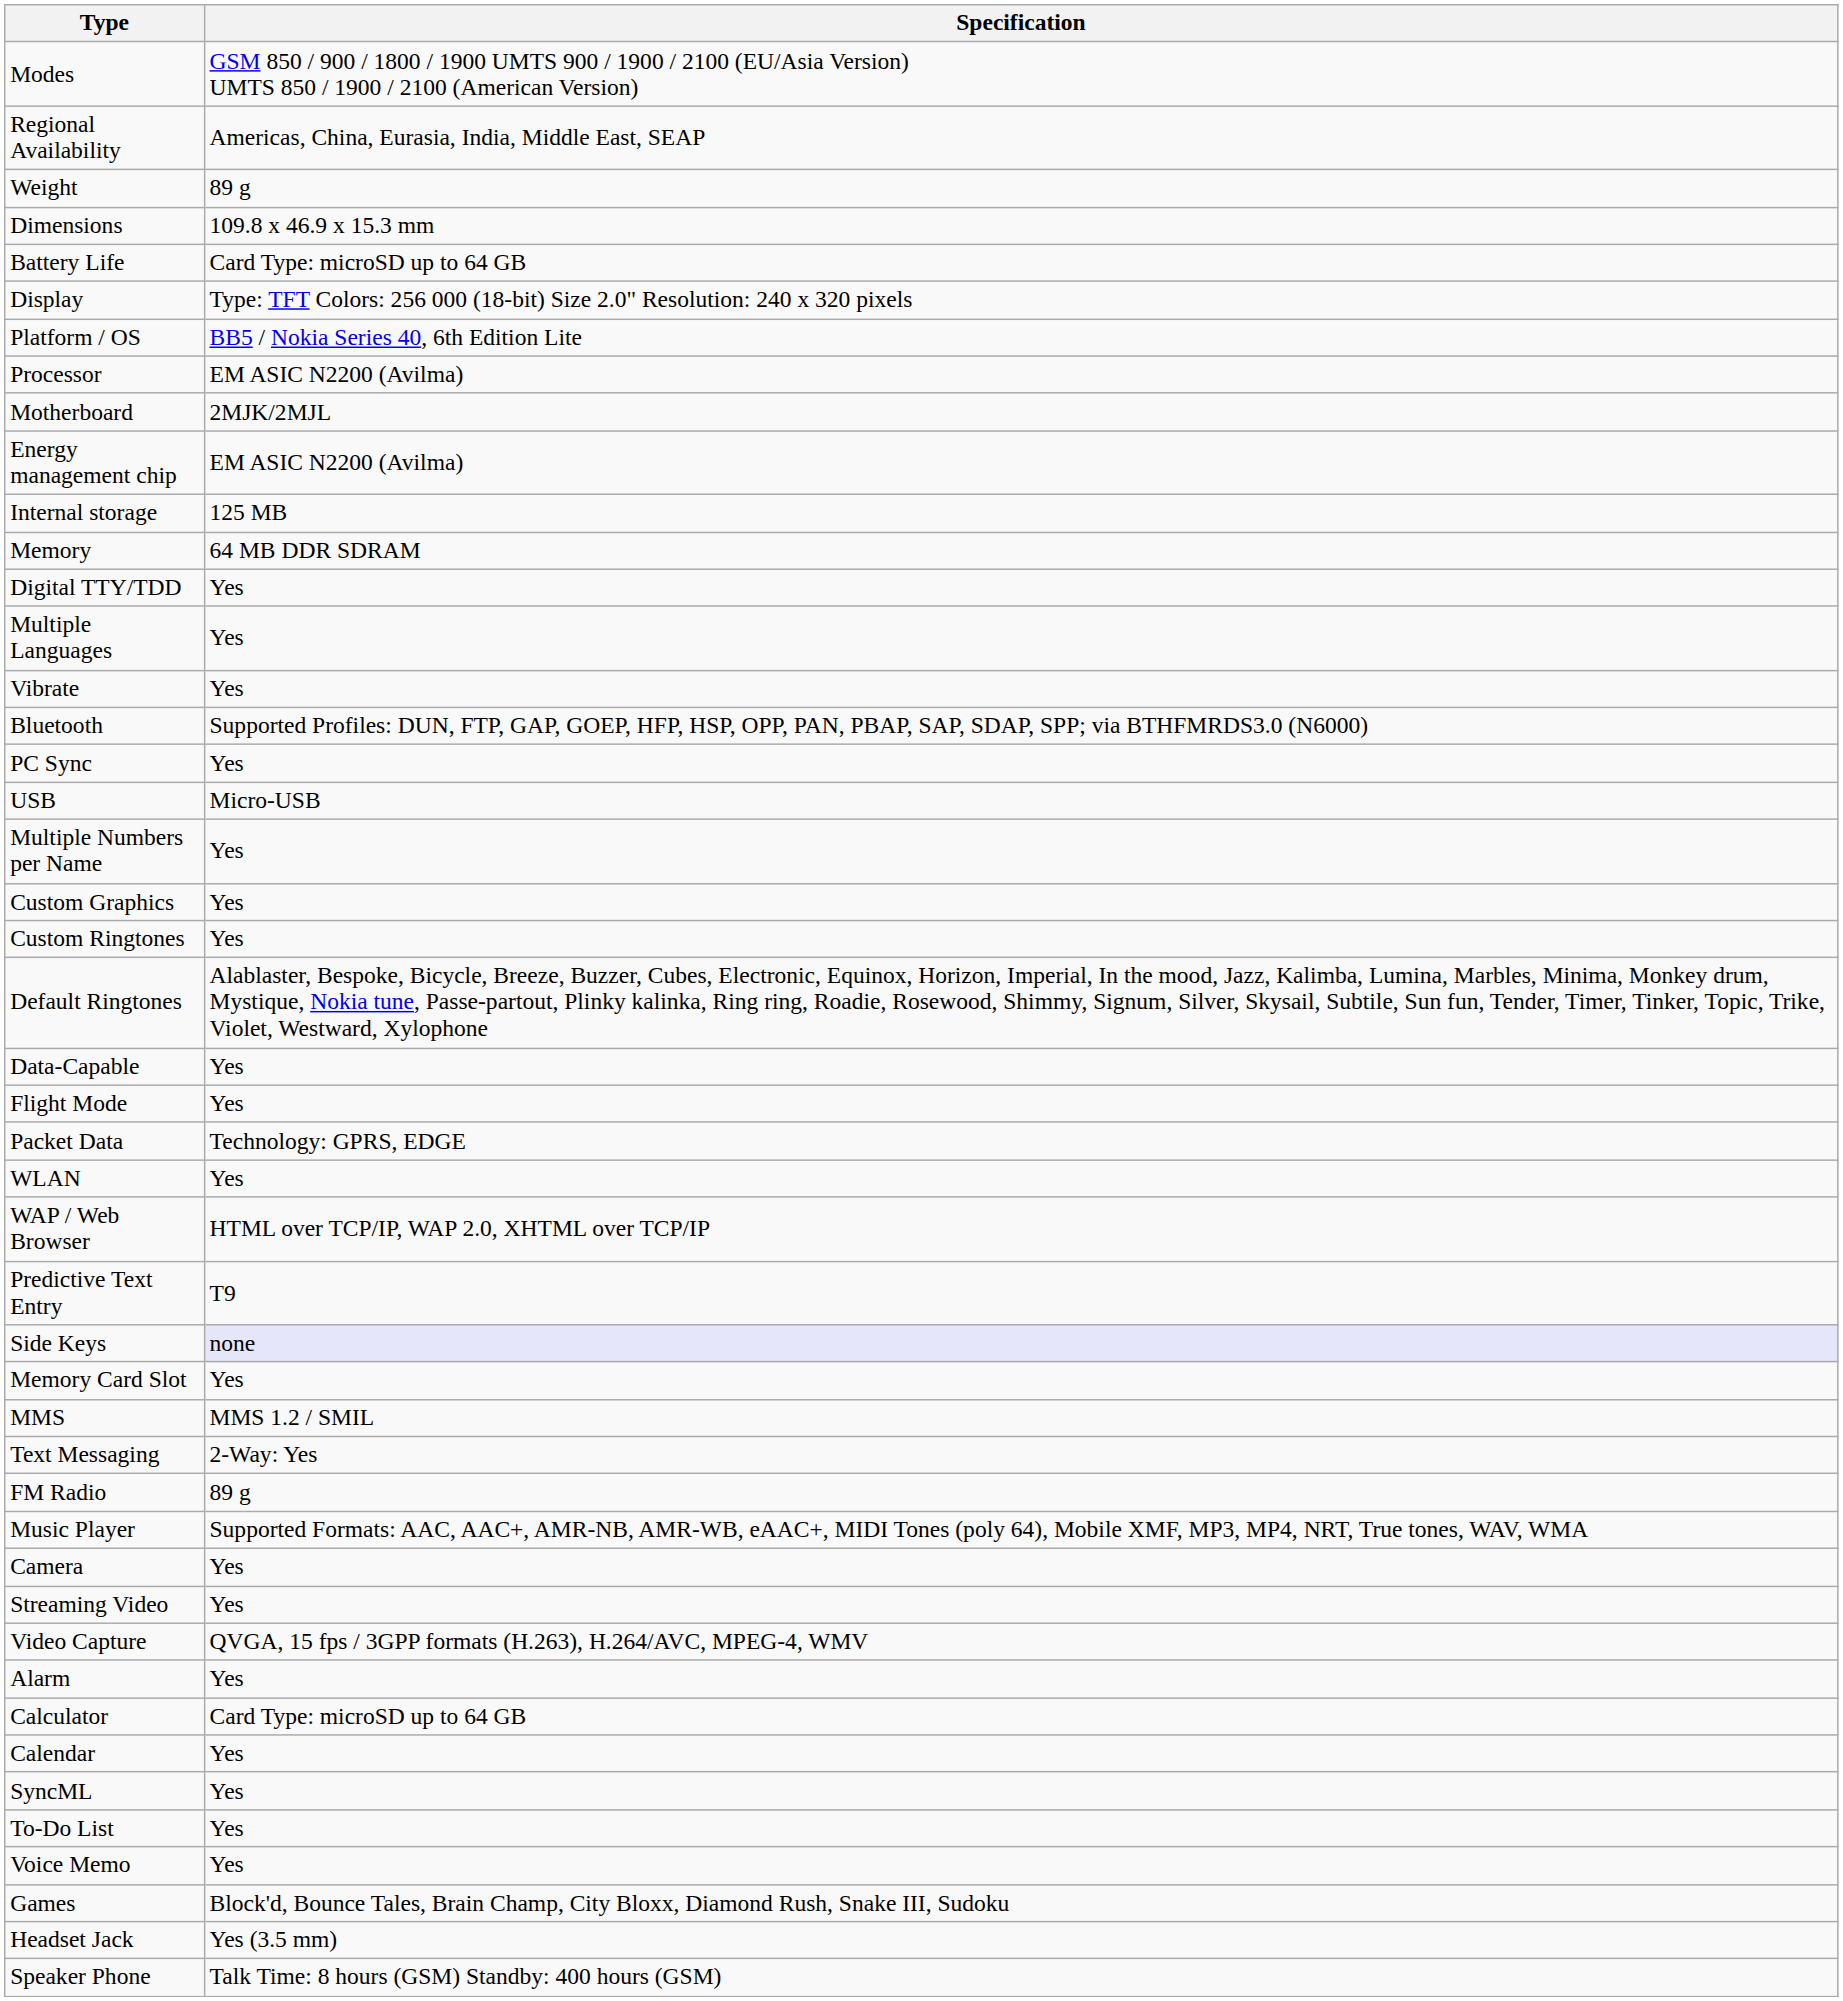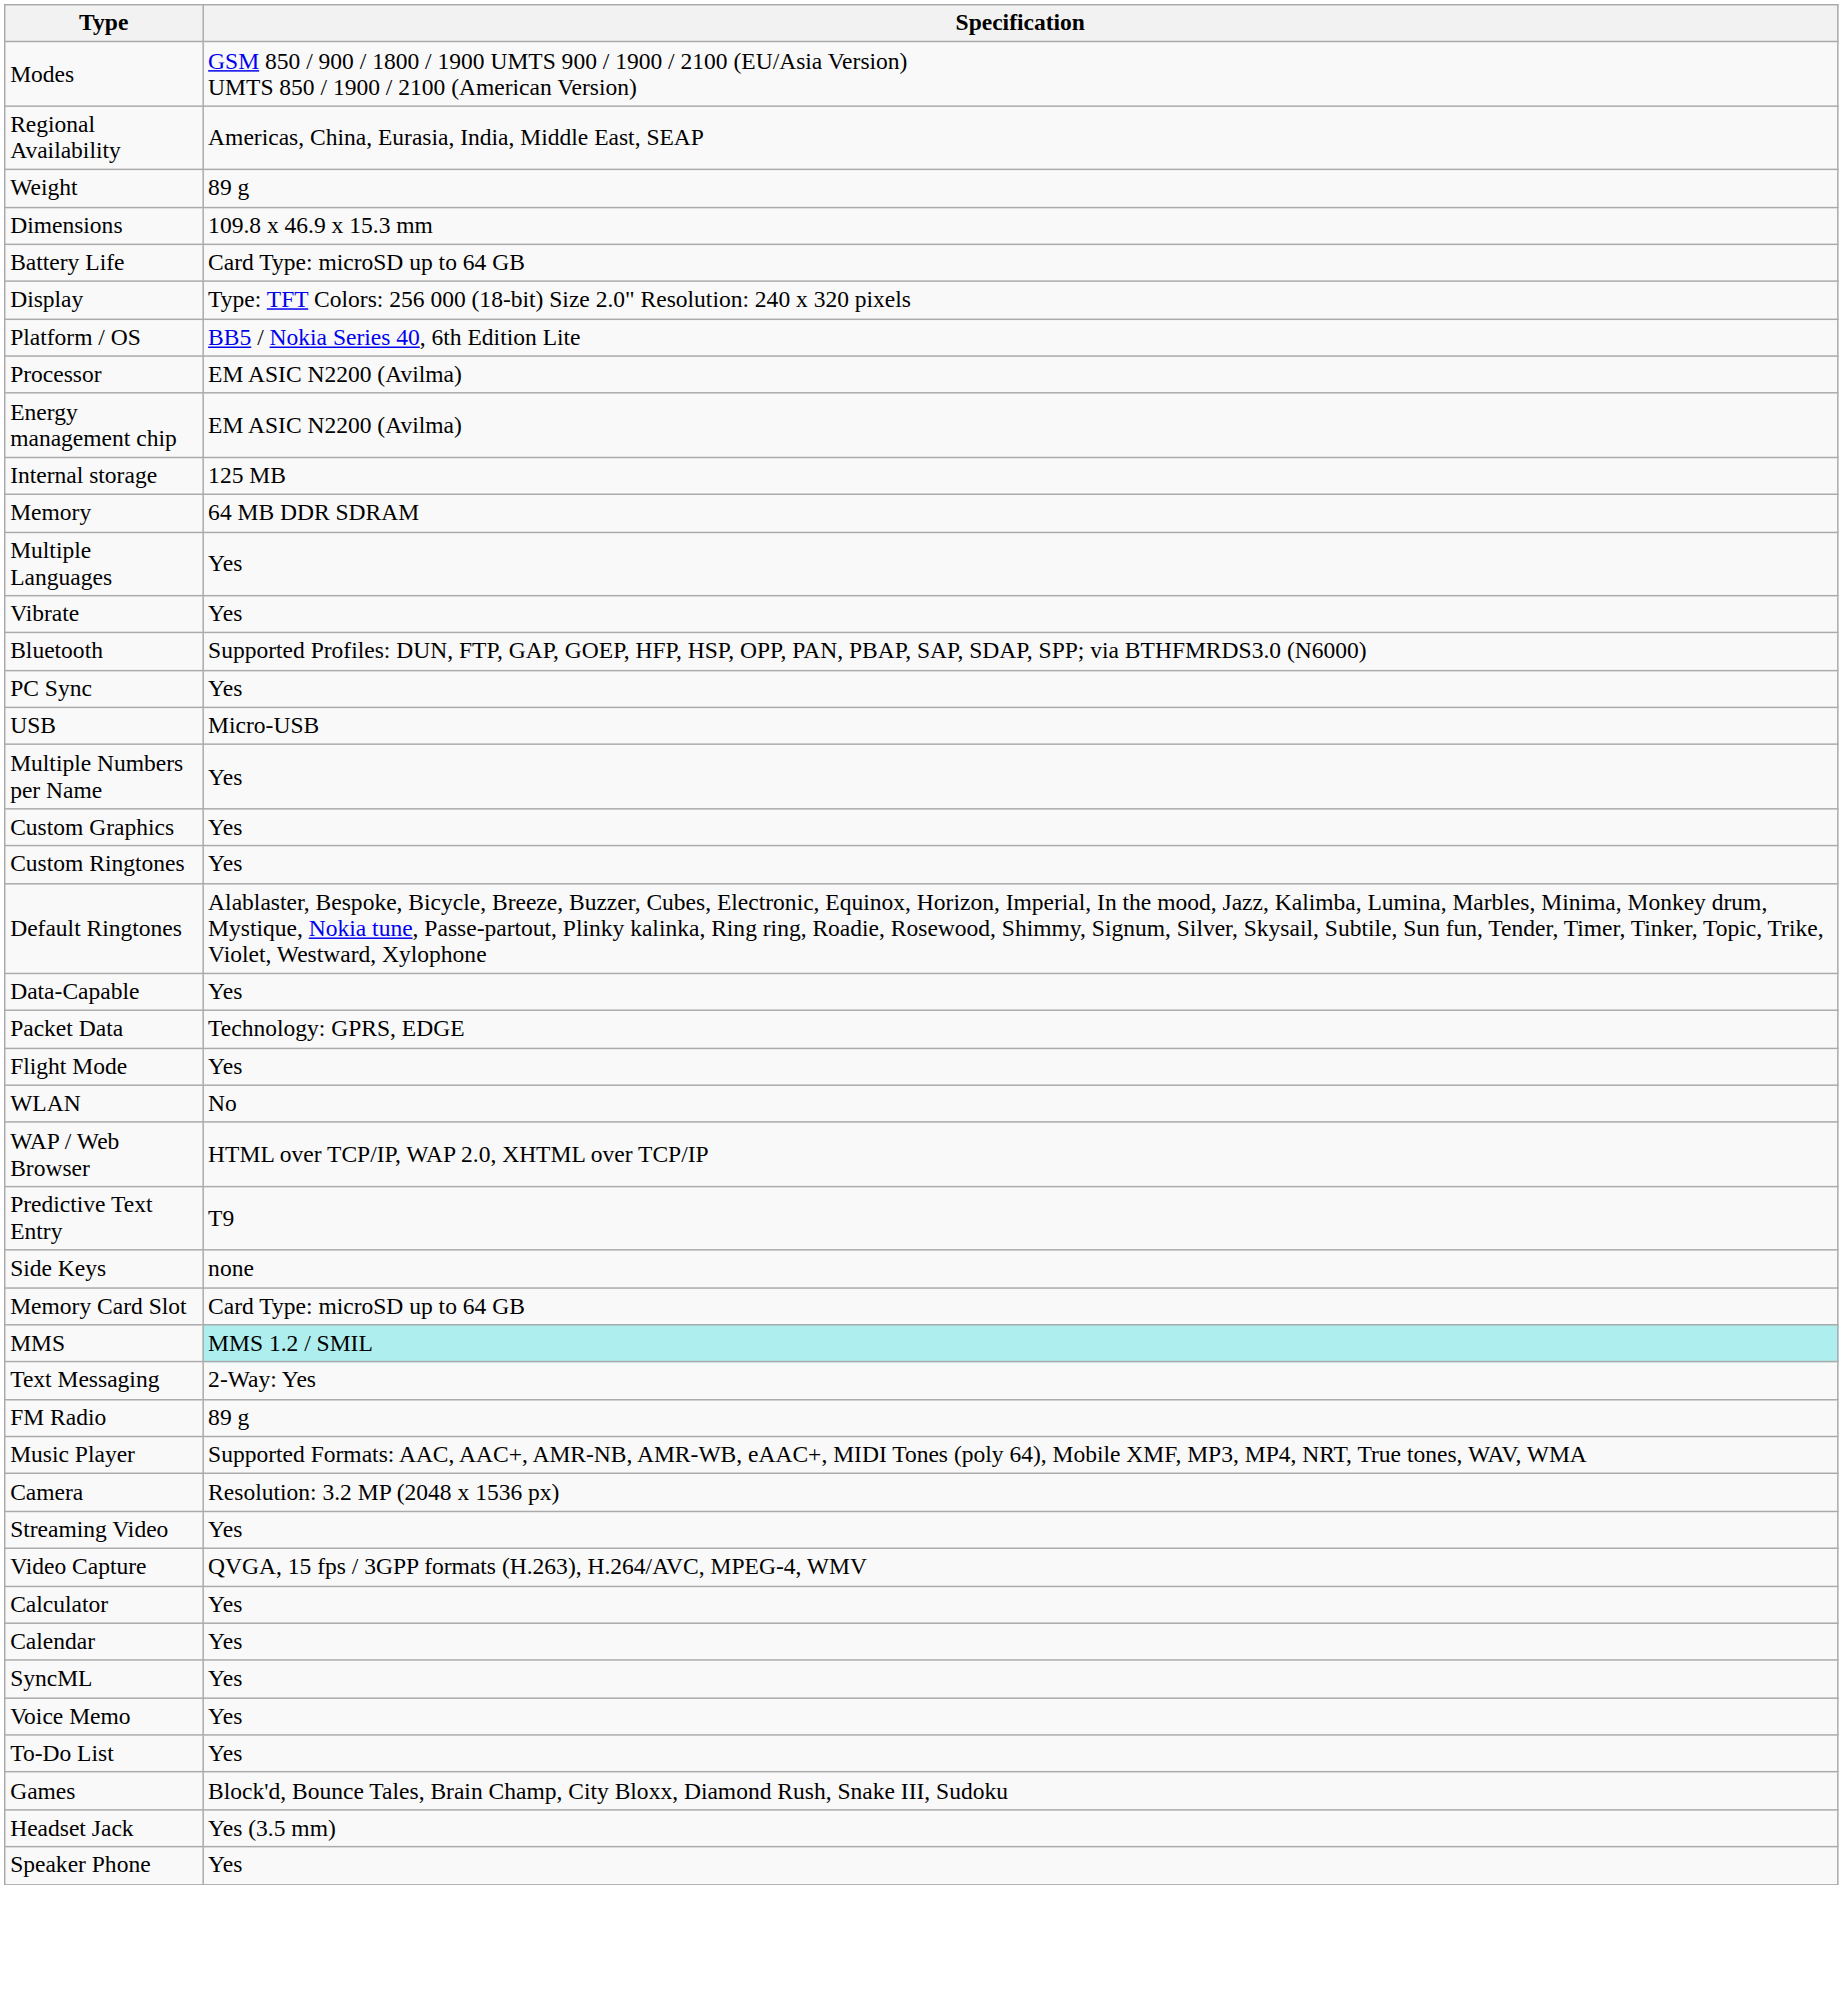- row: (72, 411)
- row: (96, 587)
rows swapped: (69, 1103) <-> (67, 1140)
(227, 1178) Yes -> (223, 1103) No
(232, 1343) lavender background -> (231, 1268) no background
(227, 1380) Yes -> (366, 1305) Card Type: microSD up to 64 GB
(292, 1417) no background -> (290, 1343) paleturquoise background
(227, 1566) Yes -> (384, 1492) Resolution: 3.2 MP (2048 x 1536 px)
- row: (40, 1678)
(368, 1716) Card Type: microSD up to 64 GB -> (225, 1604) Yes
rows swapped: (62, 1827) <-> (70, 1865)
(465, 1977) Talk Time: 8 hours (GSM) Standby: 400 hours (GSM) -> (225, 1865) Yes
